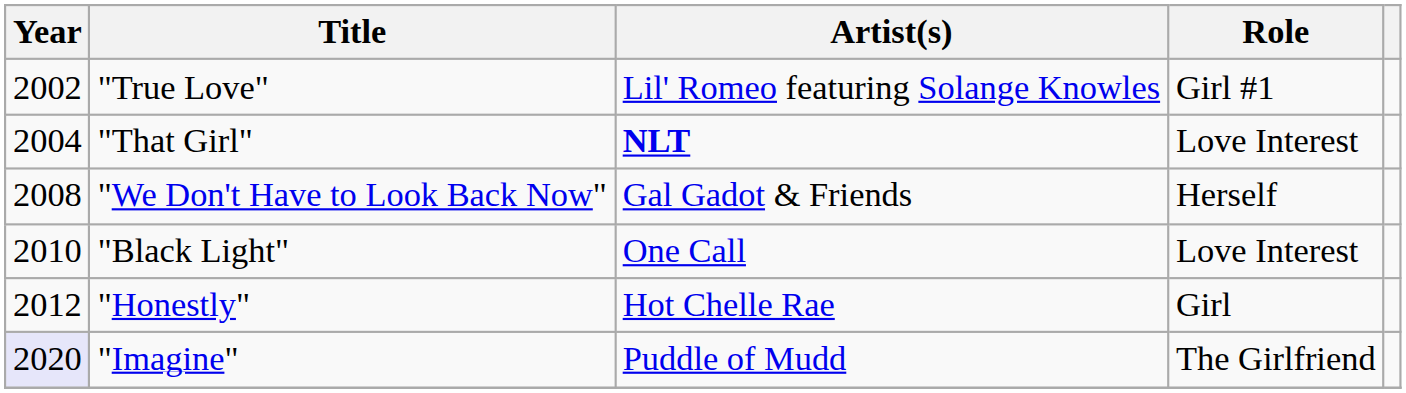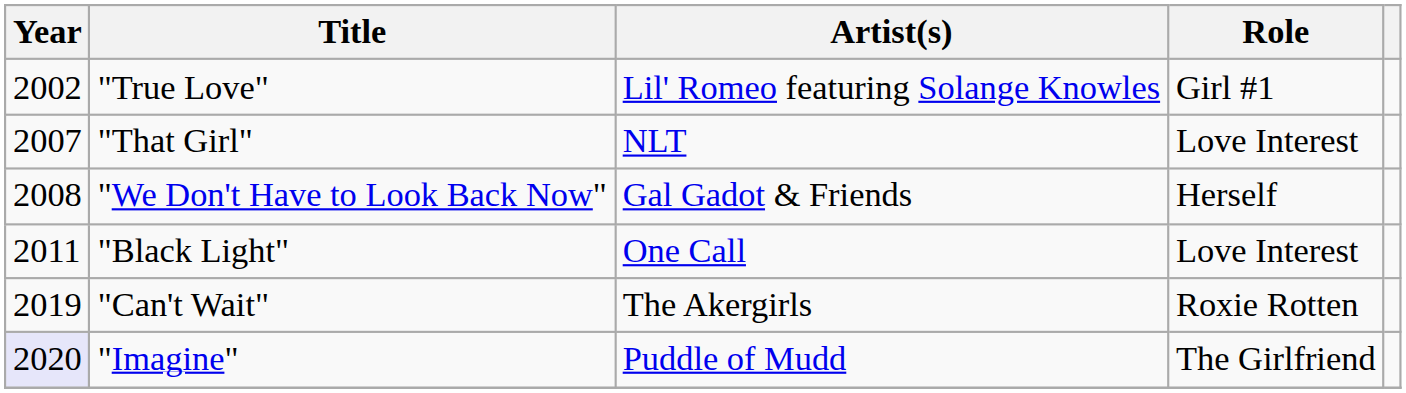(47, 140) 2004 -> (47, 140) 2007
(656, 140) bold -> (655, 140) normal
(47, 250) 2010 -> (47, 250) 2011
- row: (174, 304)
+ row: (183, 304)
